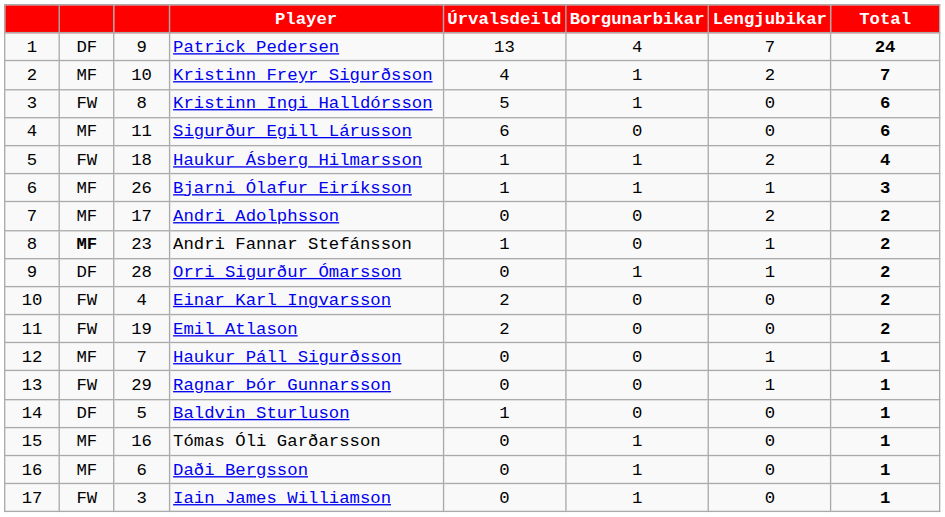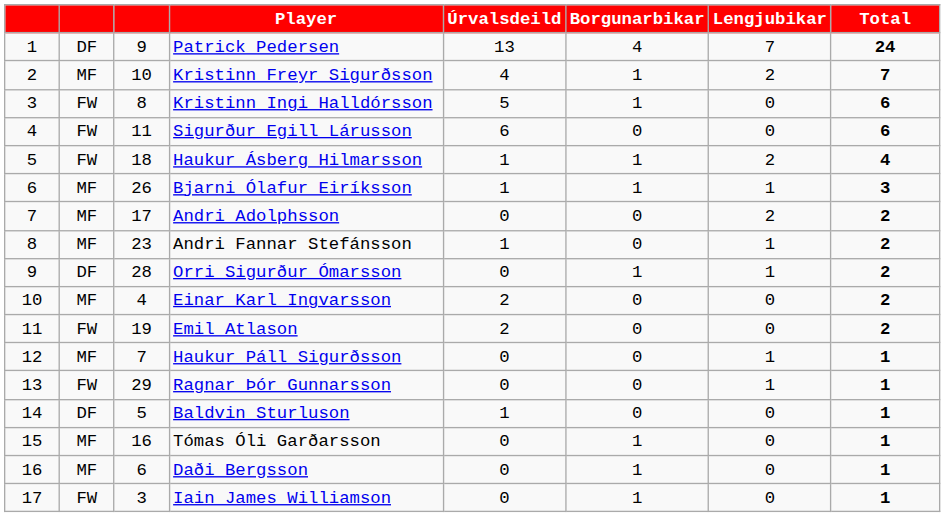(87, 131) MF -> (87, 131) FW
(87, 244) bold -> (87, 244) normal
(87, 301) FW -> (87, 301) MF
